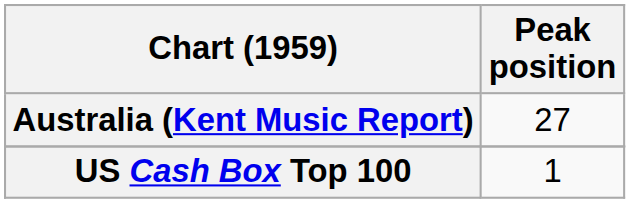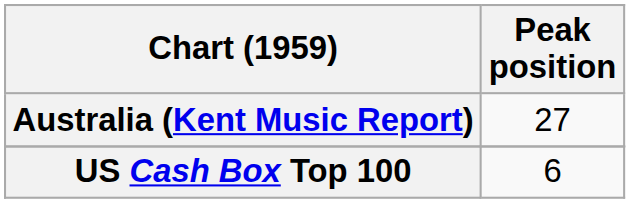(553, 171) 1 -> (553, 171) 6
